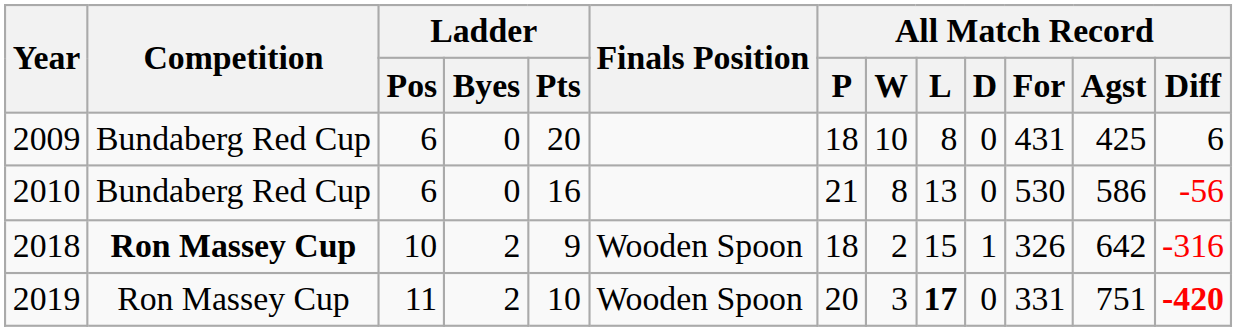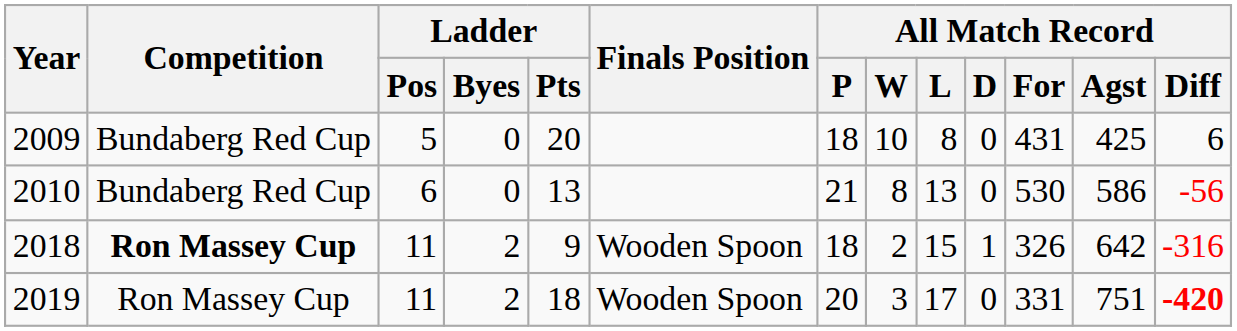(429, 138) 6 -> (429, 138) 5
(564, 191) 16 -> (564, 191) 13
(420, 245) 10 -> (421, 245) 11
(564, 298) 10 -> (564, 298) 18
(940, 298) bold -> (940, 298) normal
